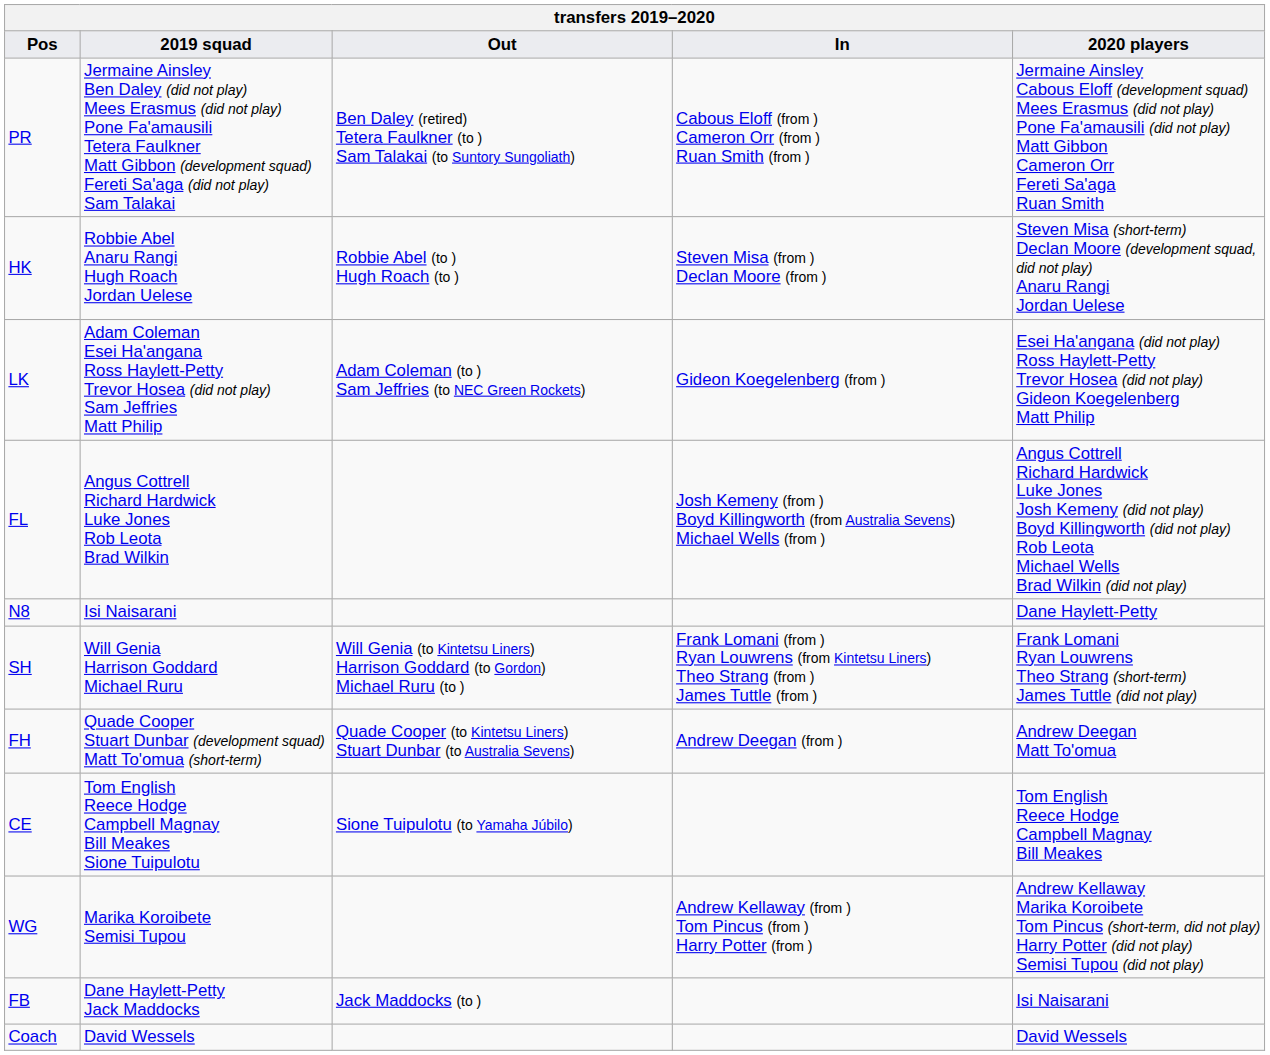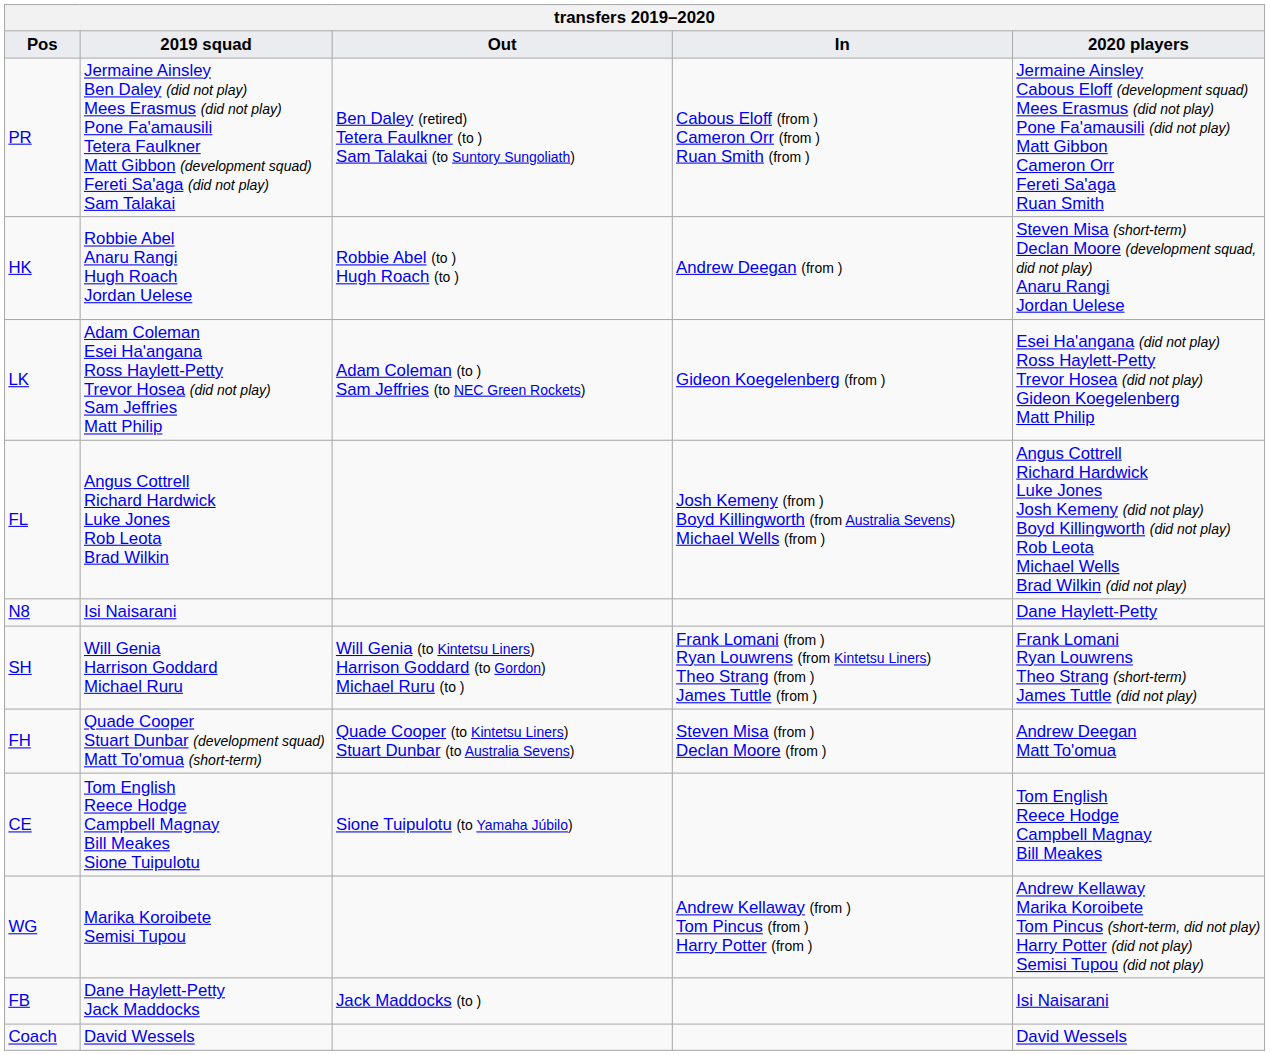(751, 267) Steven Misa (from ) Declan Moore (from ) -> (759, 267) Andrew Deegan (from )
(759, 741) Andrew Deegan (from ) -> (751, 741) Steven Misa (from ) Declan Moore (from )
